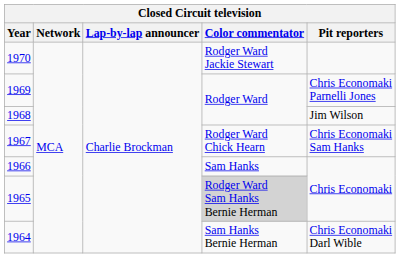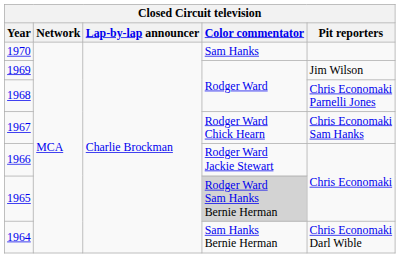(239, 58) Rodger Ward Jackie Stewart -> (232, 51) Sam Hanks
(351, 90) Chris Economaki Parnelli Jones -> (336, 70) Jim Wilson
(336, 115) Jim Wilson -> (351, 95) Chris Economaki Parnelli Jones
(232, 166) Sam Hanks -> (239, 159) Rodger Ward Jackie Stewart
